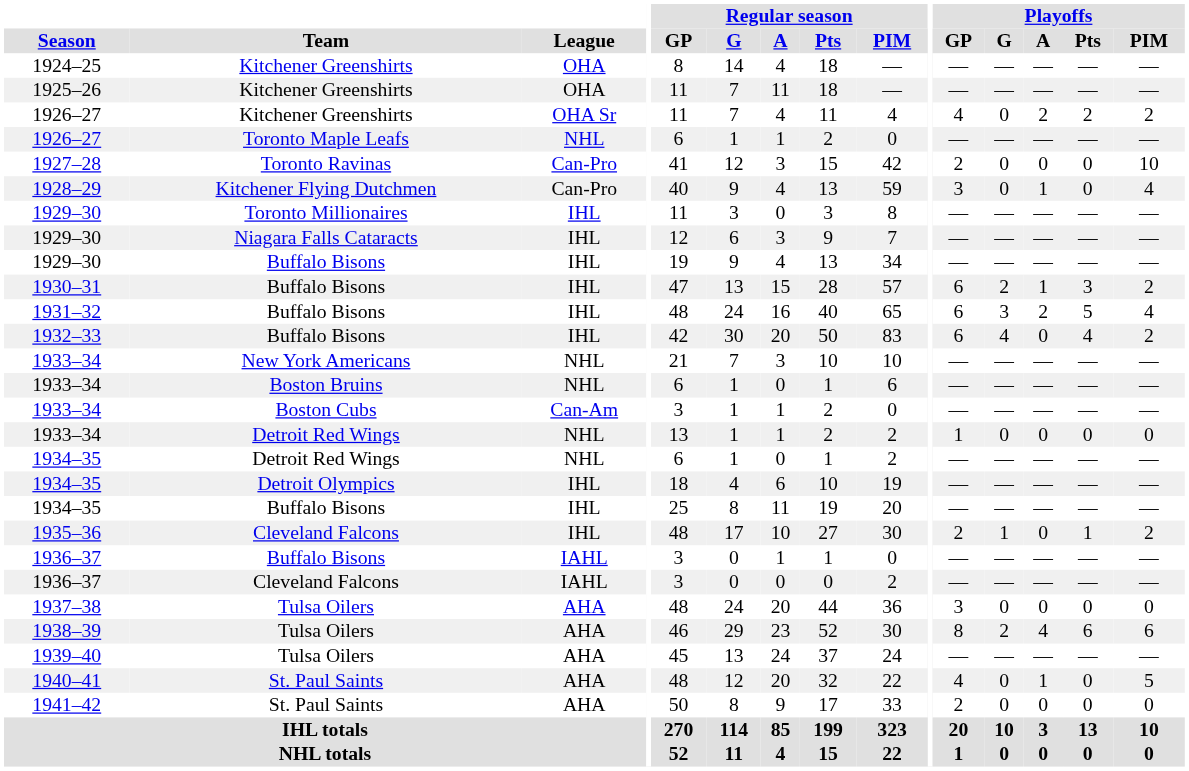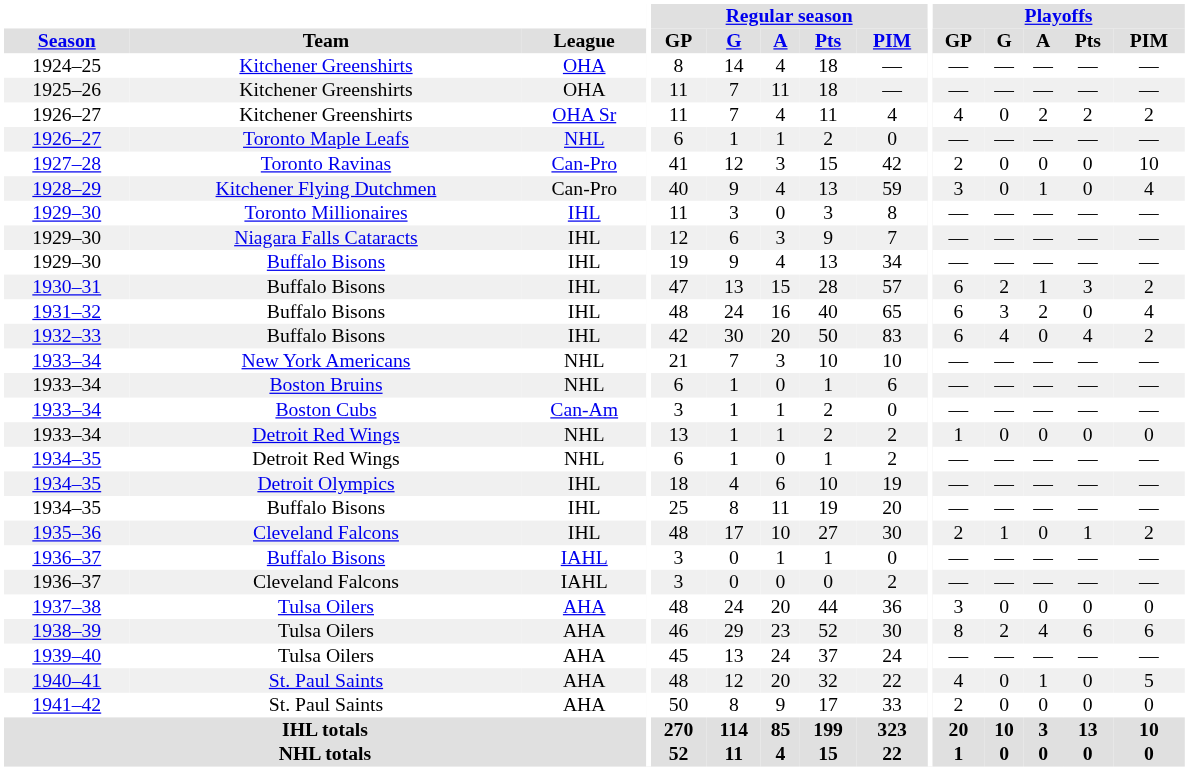(1088, 311) 5 -> (1088, 311) 0
